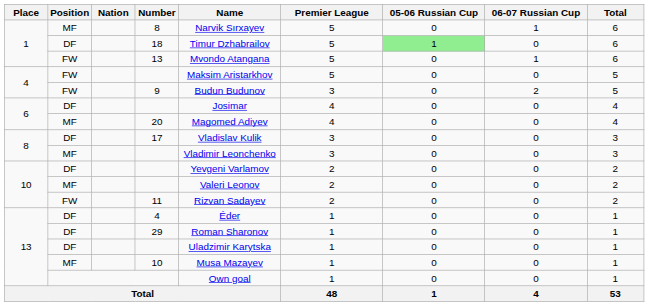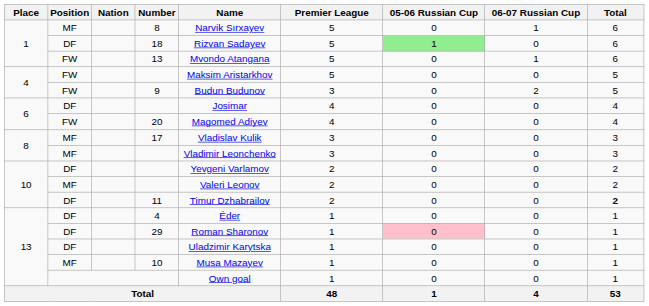(230, 44) Timur Dzhabrailov -> (230, 44) Rizvan Sadayev
(70, 122) MF -> (70, 122) FW
(70, 137) DF -> (70, 137) MF
(70, 200) FW -> (70, 200) DF
(230, 200) Rizvan Sadayev -> (230, 200) Timur Dzhabrailov
(615, 200) normal -> (615, 200) bold
(434, 231) no background -> (434, 231) pink background
